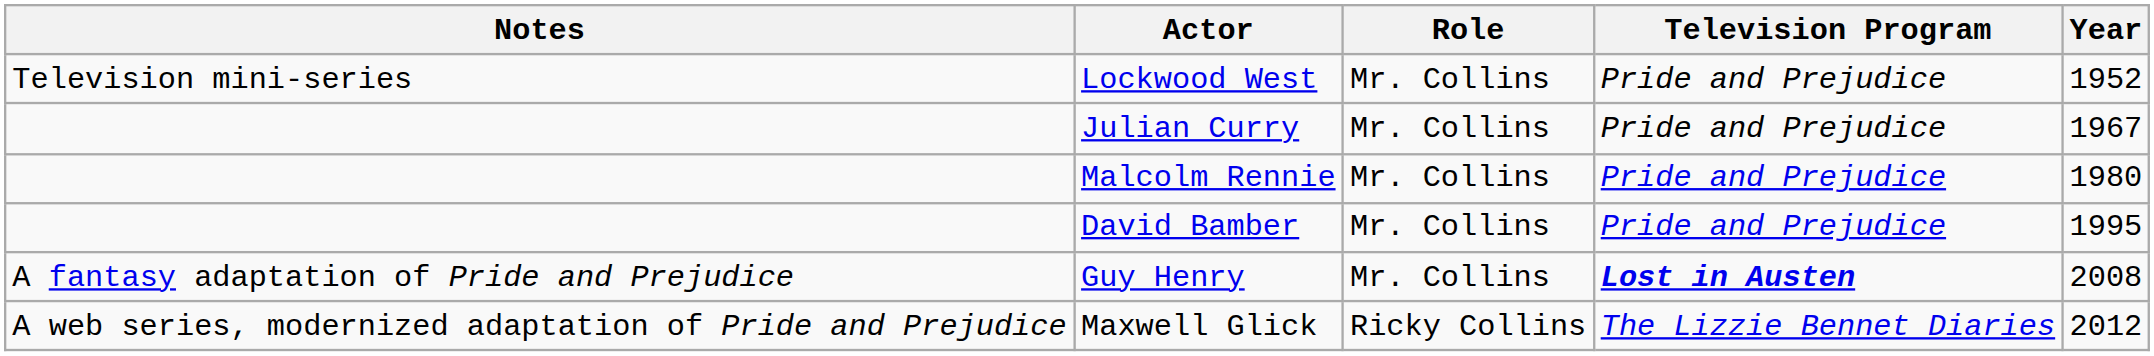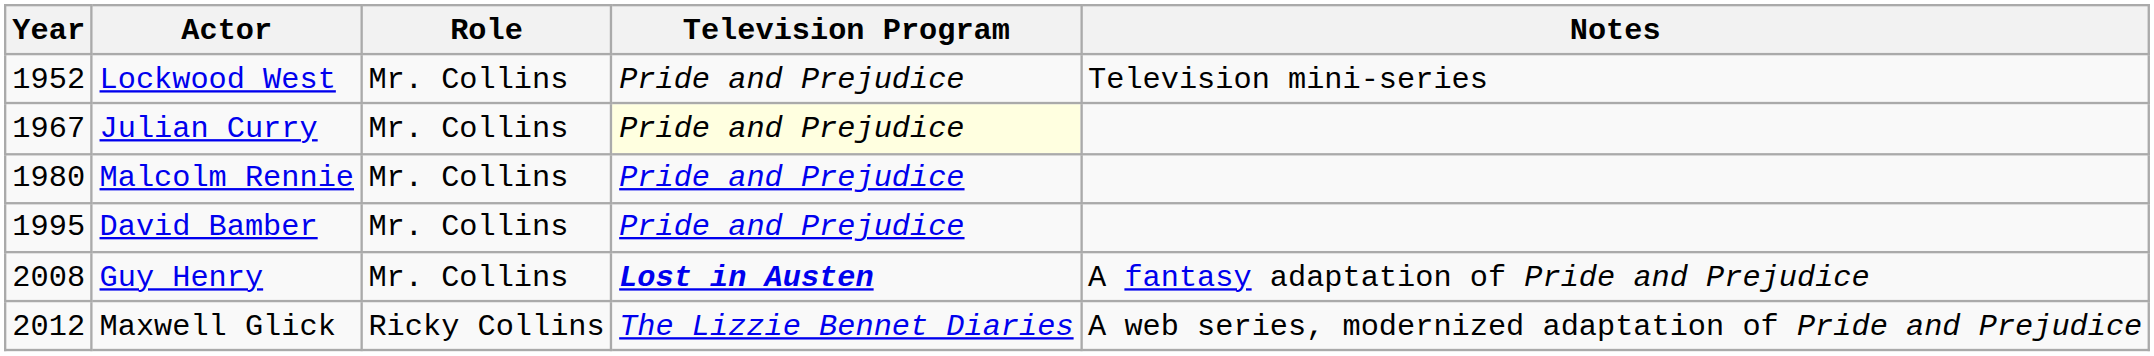columns swapped: (2106, 30) <-> (540, 30)
(1773, 129) no background -> (792, 129) lightyellow background
